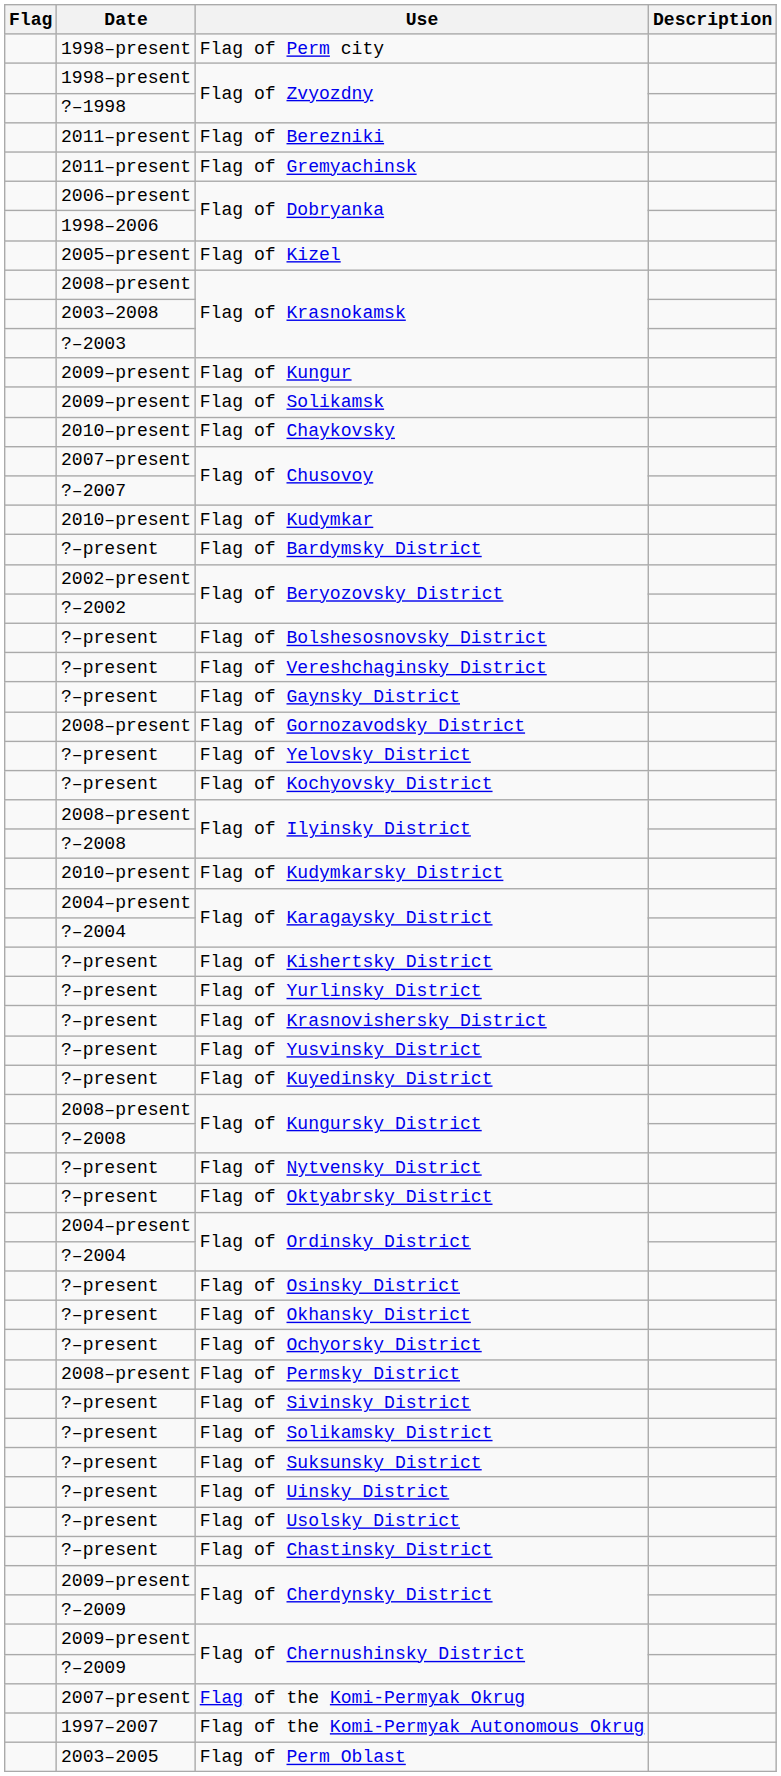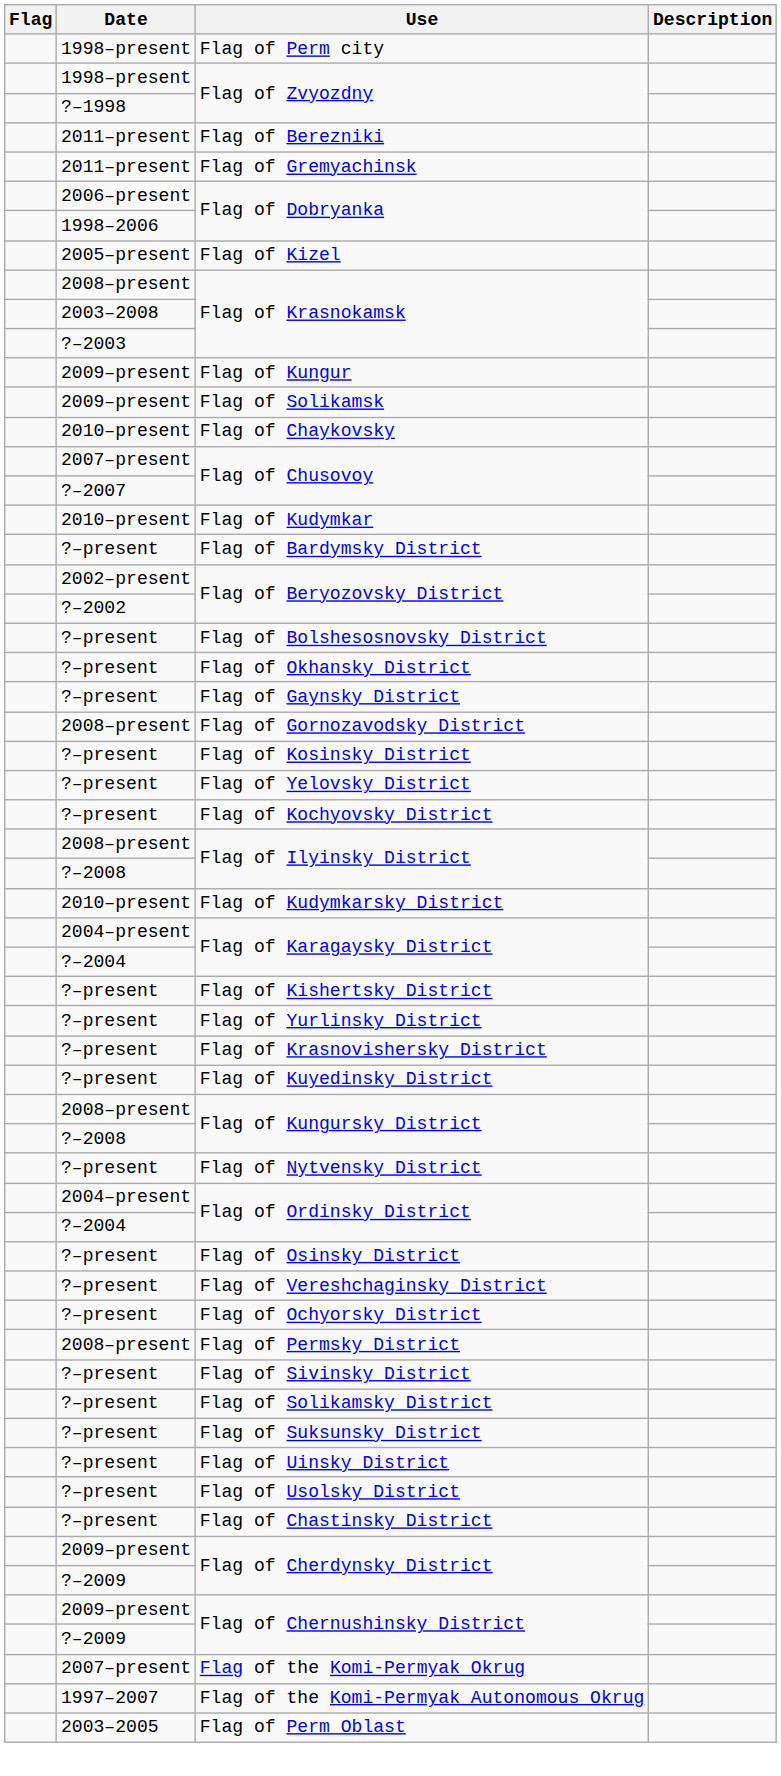rows swapped: (110, 667) <-> (110, 1315)
+ row: (110, 756)
- row: (110, 1050)
- row: (110, 1197)
